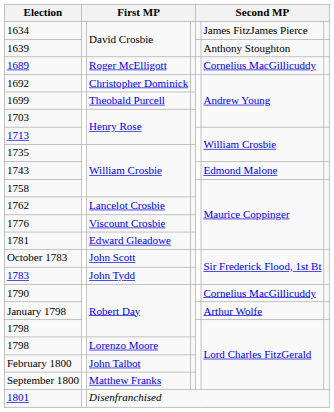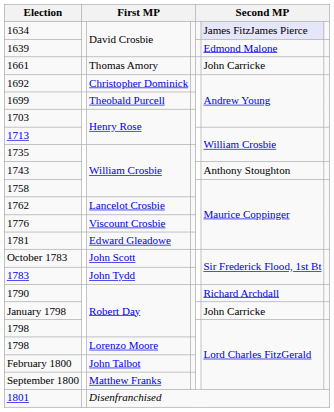(256, 30) no background -> (256, 30) lavender background
(247, 48) Anthony Stoughton -> (240, 48) Edmond Malone
+ row: (18, 65)
- row: (18, 65)
(240, 170) Edmond Malone -> (247, 170) Anthony Stoughton
(260, 293) Cornelius MacGillicuddy -> (241, 293) Richard Archdall
(233, 310) Arthur Wolfe -> (234, 310) John Carricke
